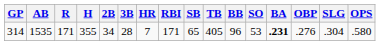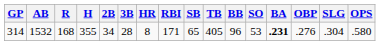(41, 31) 1535 -> (41, 31) 1532
(66, 31) 171 -> (66, 31) 168
(147, 31) 7 -> (147, 31) 8
